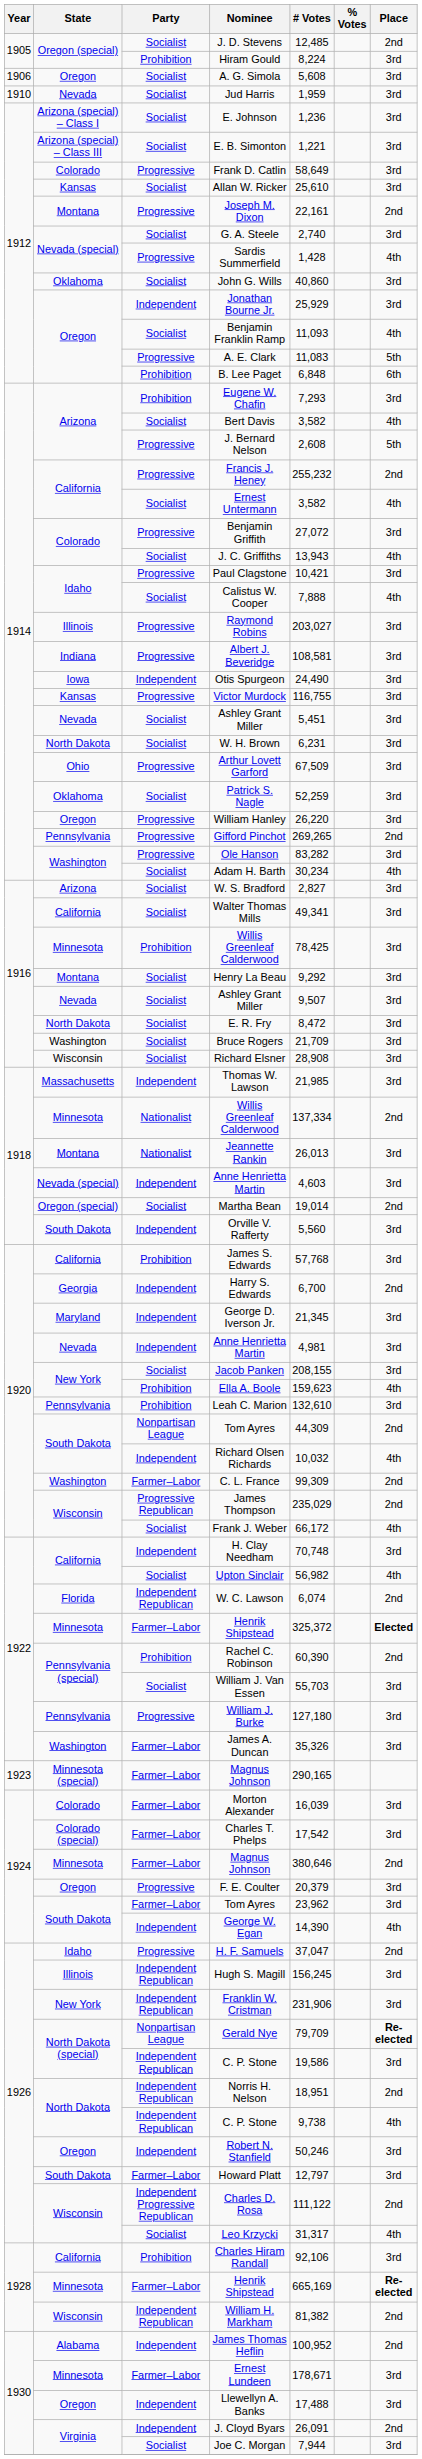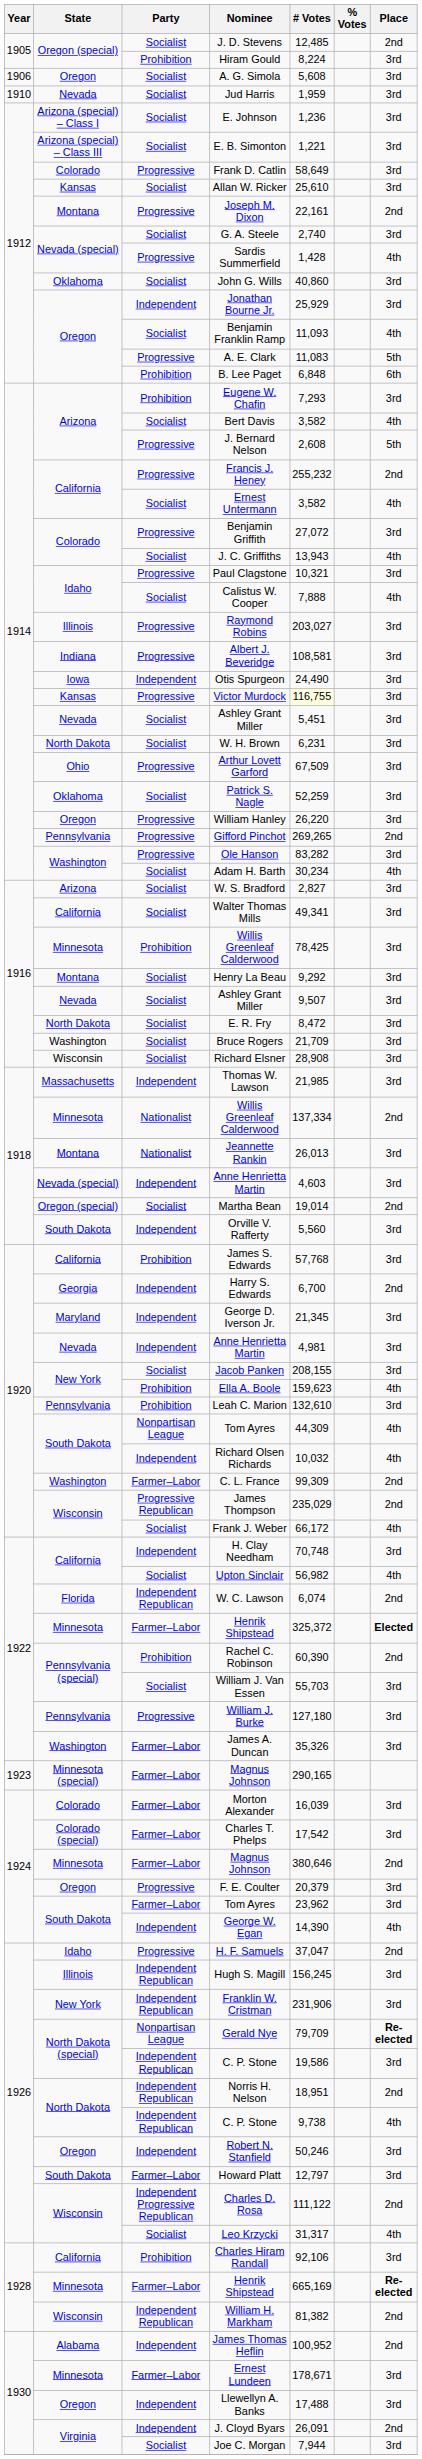(312, 574) 10,421 -> (312, 574) 10,321
(312, 697) no background -> (312, 697) lightyellow background
(394, 1428) 2nd -> (394, 1428) 4th
